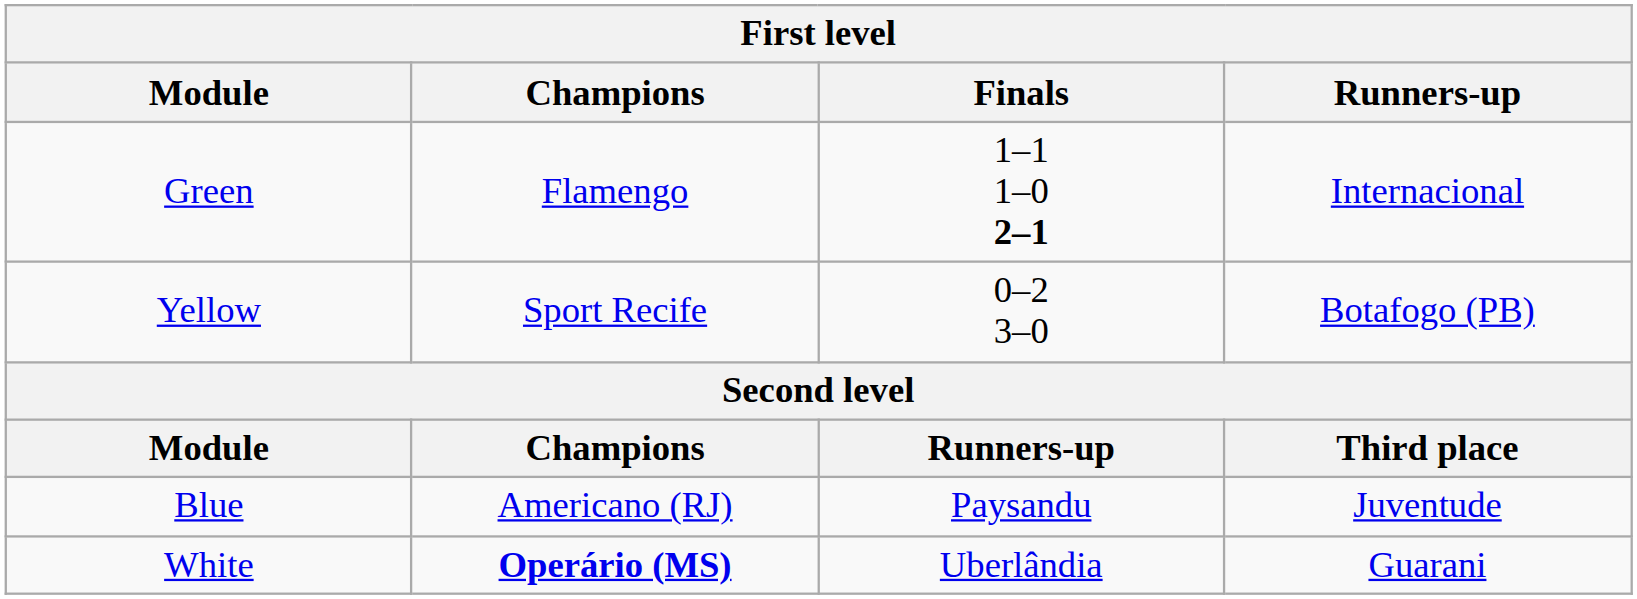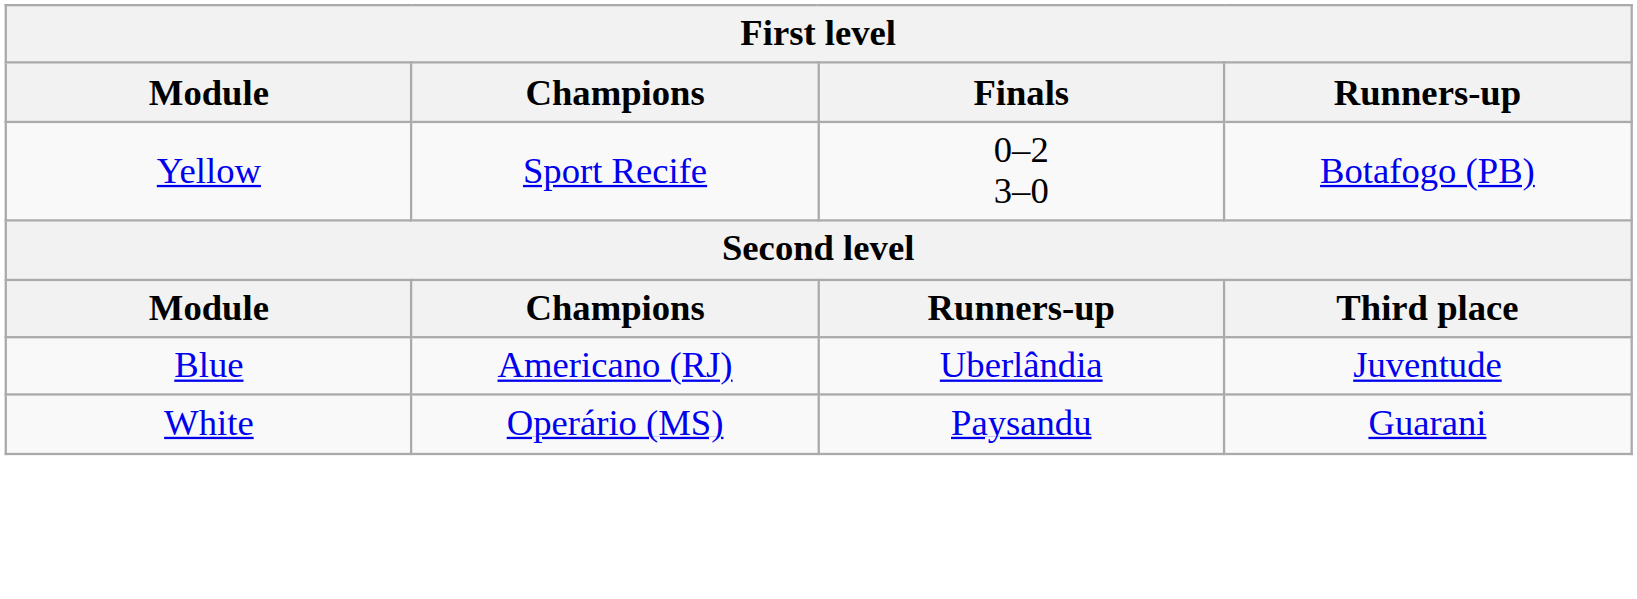- row: (209, 190)
(1021, 505) Paysandu -> (1021, 365) Uberlândia
(615, 563) bold -> (615, 423) normal
(1021, 563) Uberlândia -> (1021, 423) Paysandu
